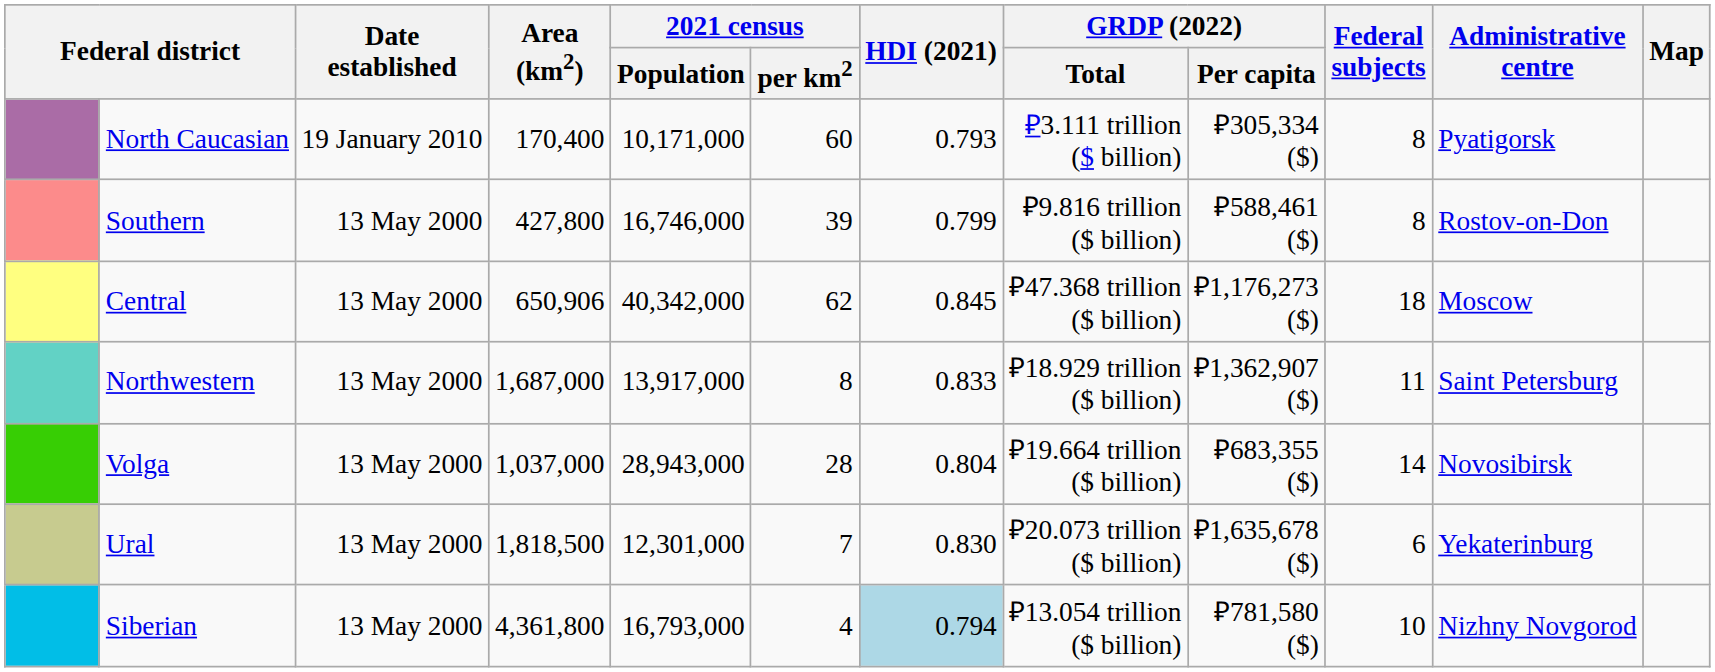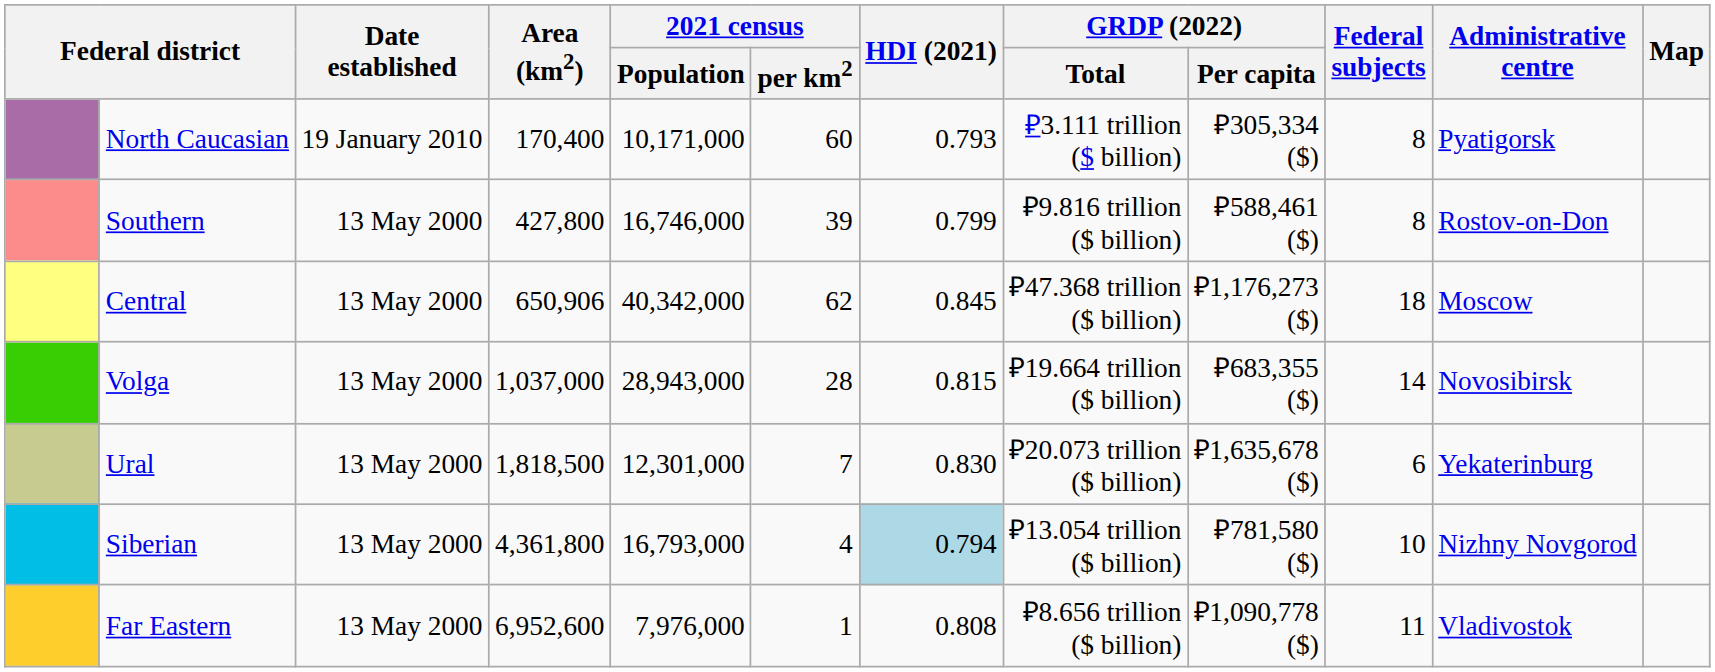- row: (180, 382)
(966, 463) 0.804 -> (966, 382) 0.815
+ row: (169, 625)
